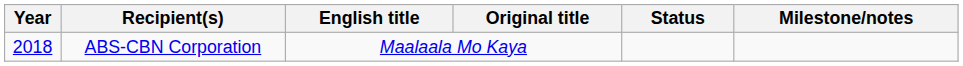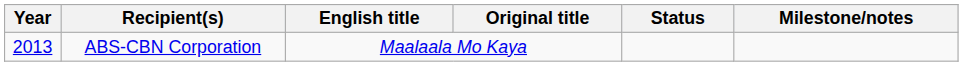(33, 46) 2018 -> (33, 46) 2013
